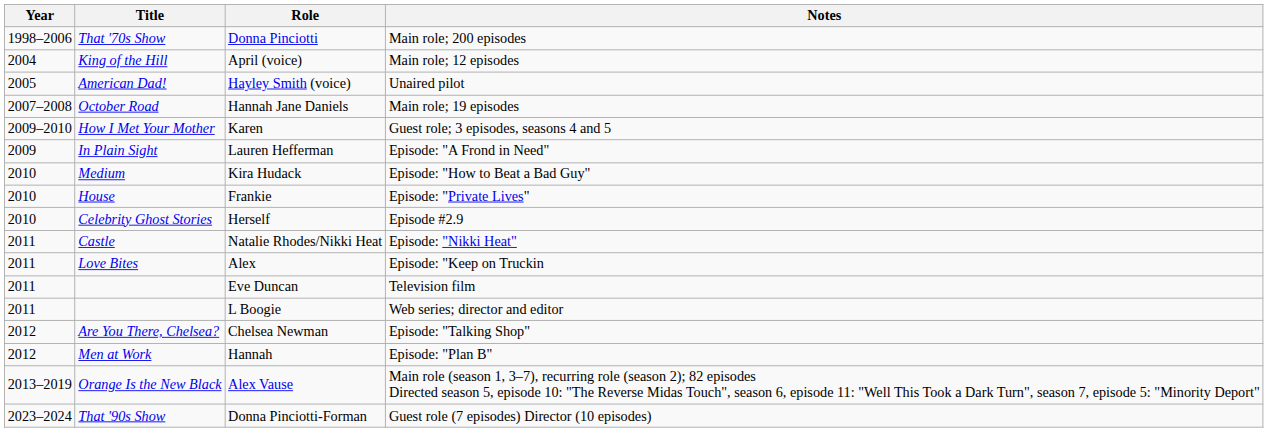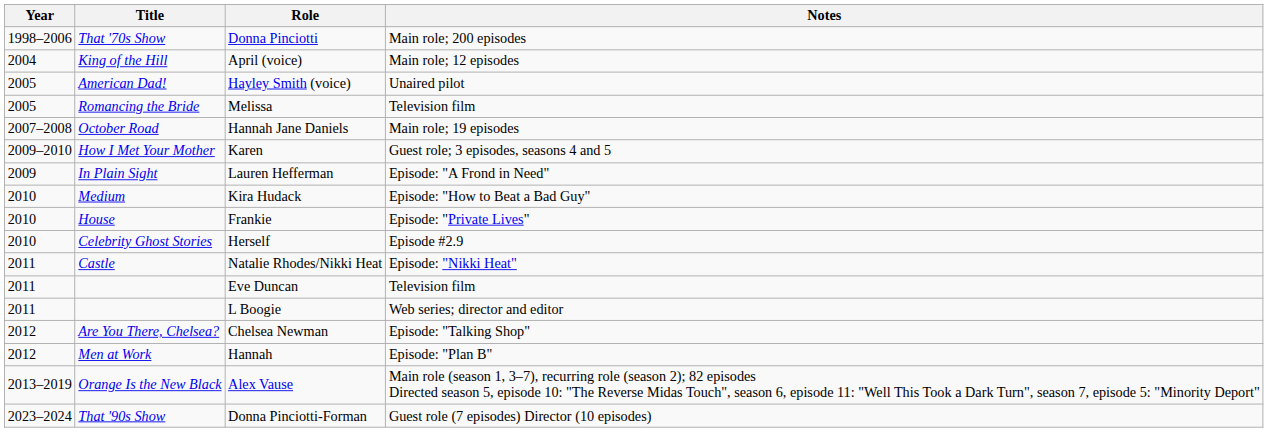+ row: (250, 106)
- row: (242, 264)
